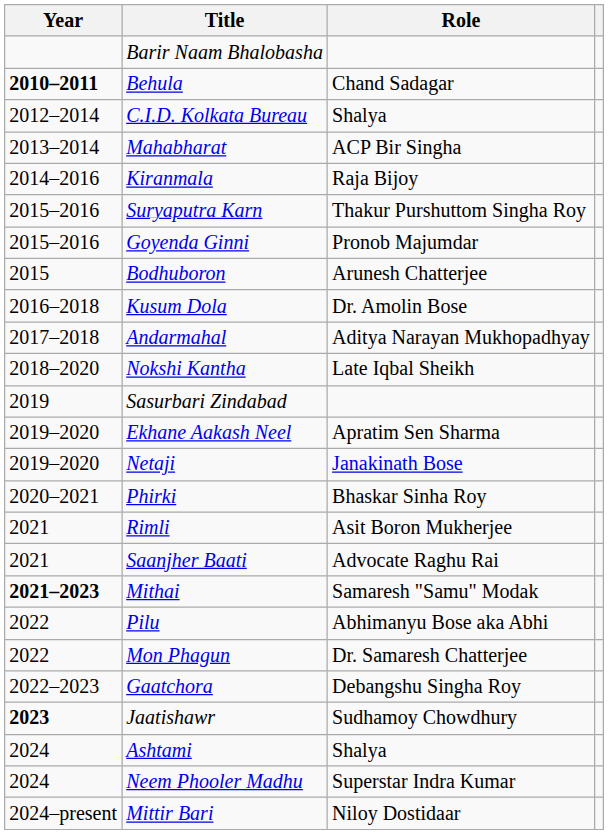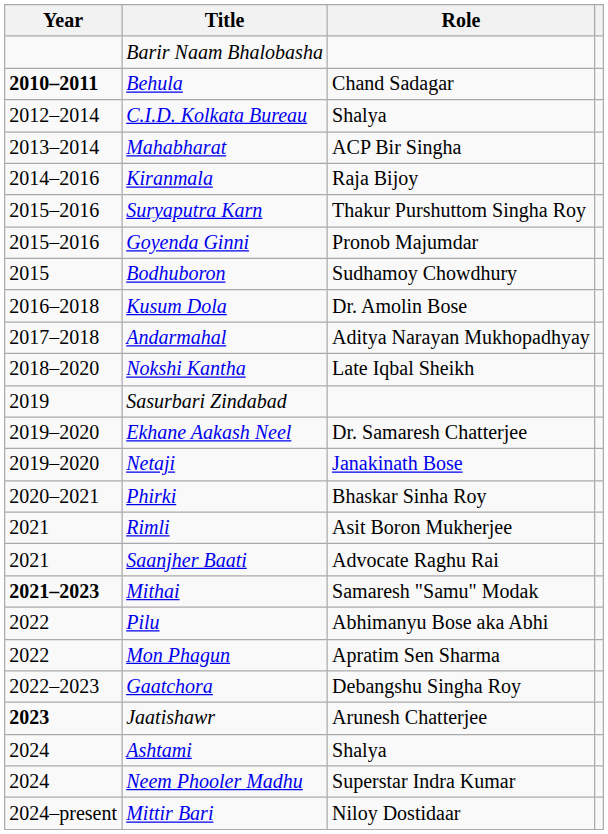(410, 274) Arunesh Chatterjee -> (425, 274) Sudhamoy Chowdhury
(416, 432) Apratim Sen Sharma -> (430, 432) Dr. Samaresh Chatterjee
(430, 654) Dr. Samaresh Chatterjee -> (416, 654) Apratim Sen Sharma
(425, 718) Sudhamoy Chowdhury -> (410, 718) Arunesh Chatterjee
